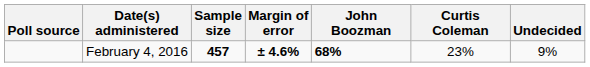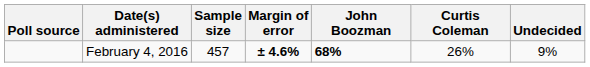(218, 51) bold -> (218, 51) normal
(460, 51) 23% -> (460, 51) 26%
